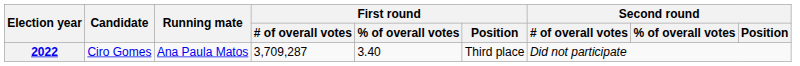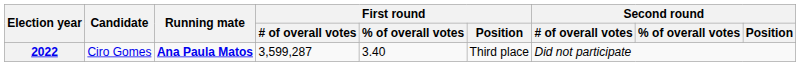(203, 52) normal -> (205, 52) bold
(281, 52) 3,709,287 -> (285, 52) 3,599,287
